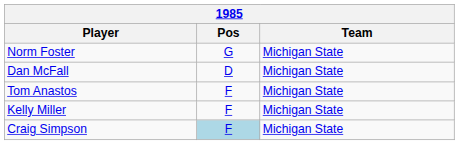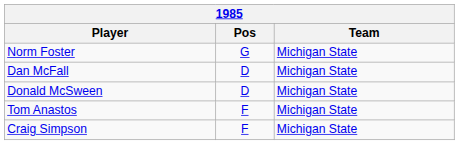+ row: (55, 91)
- row: (37, 110)
(228, 129) lightblue background -> (245, 129) no background
